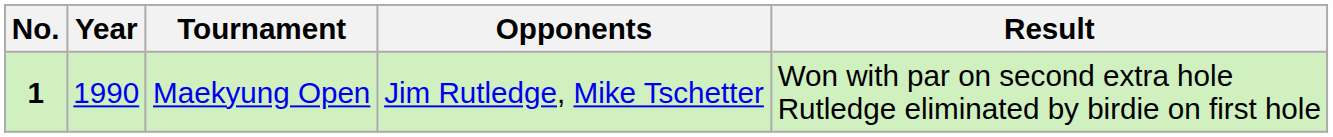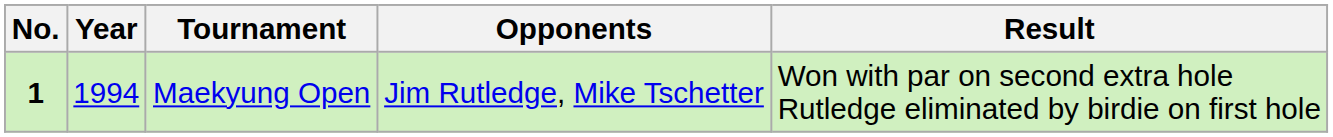(106, 92) 1990 -> (106, 92) 1994
